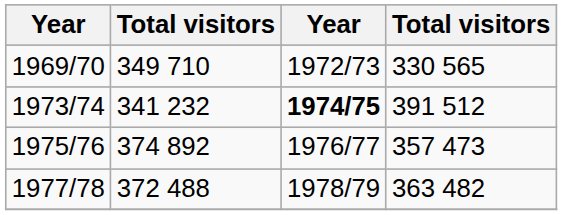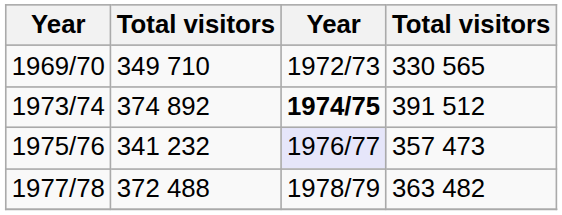(163, 106) 341 232 -> (163, 106) 374 892
(163, 147) 374 892 -> (163, 147) 341 232
(334, 147) no background -> (334, 147) lavender background
